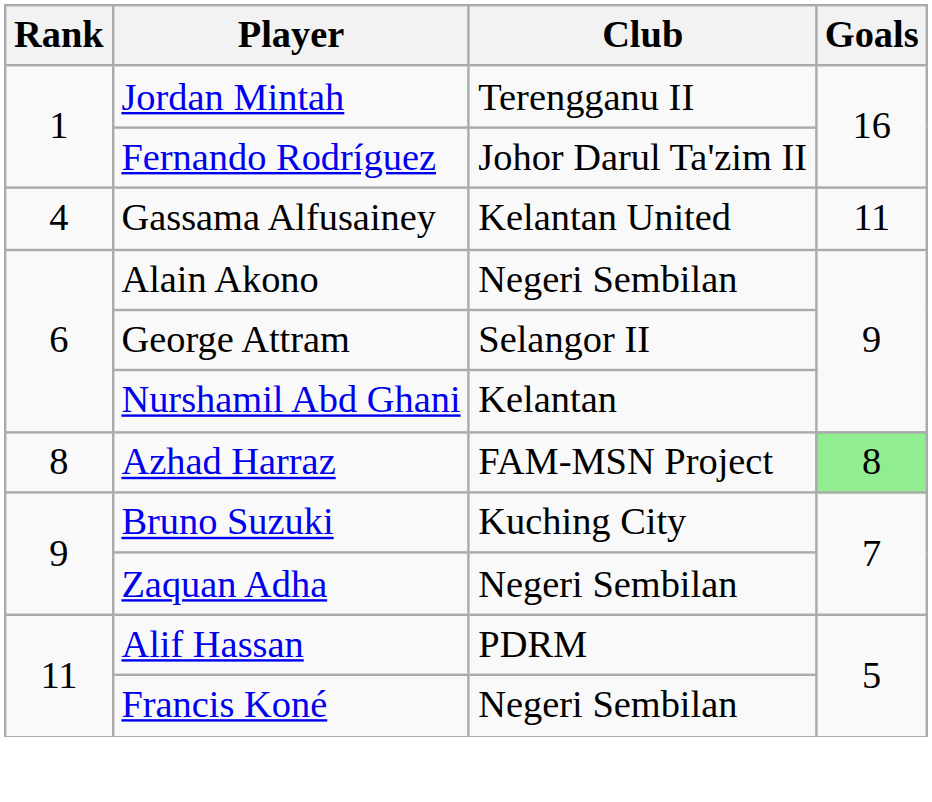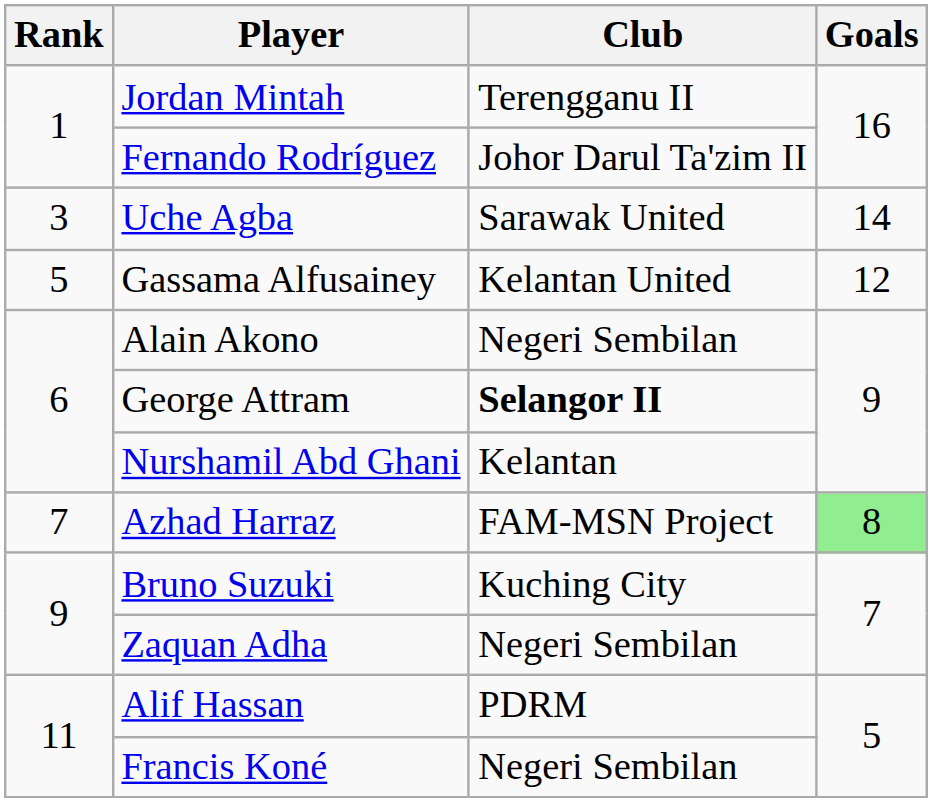+ row: (207, 217)
(59, 217) 4 -> (59, 278) 5
(872, 217) 11 -> (872, 278) 12
(564, 339) normal -> (570, 400) bold
(59, 461) 8 -> (59, 522) 7
